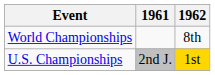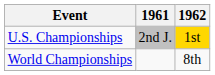rows swapped: (70, 37) <-> (65, 59)
